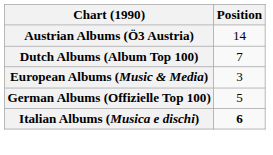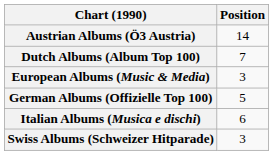(239, 118) bold -> (242, 118) normal
+ row: (111, 139)
